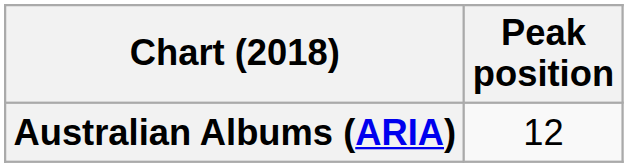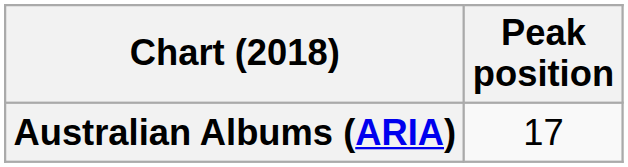(543, 131) 12 -> (543, 131) 17
